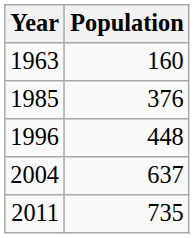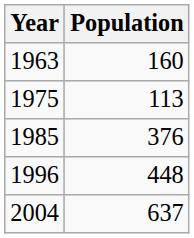+ row: (35, 99)
- row: (35, 213)
